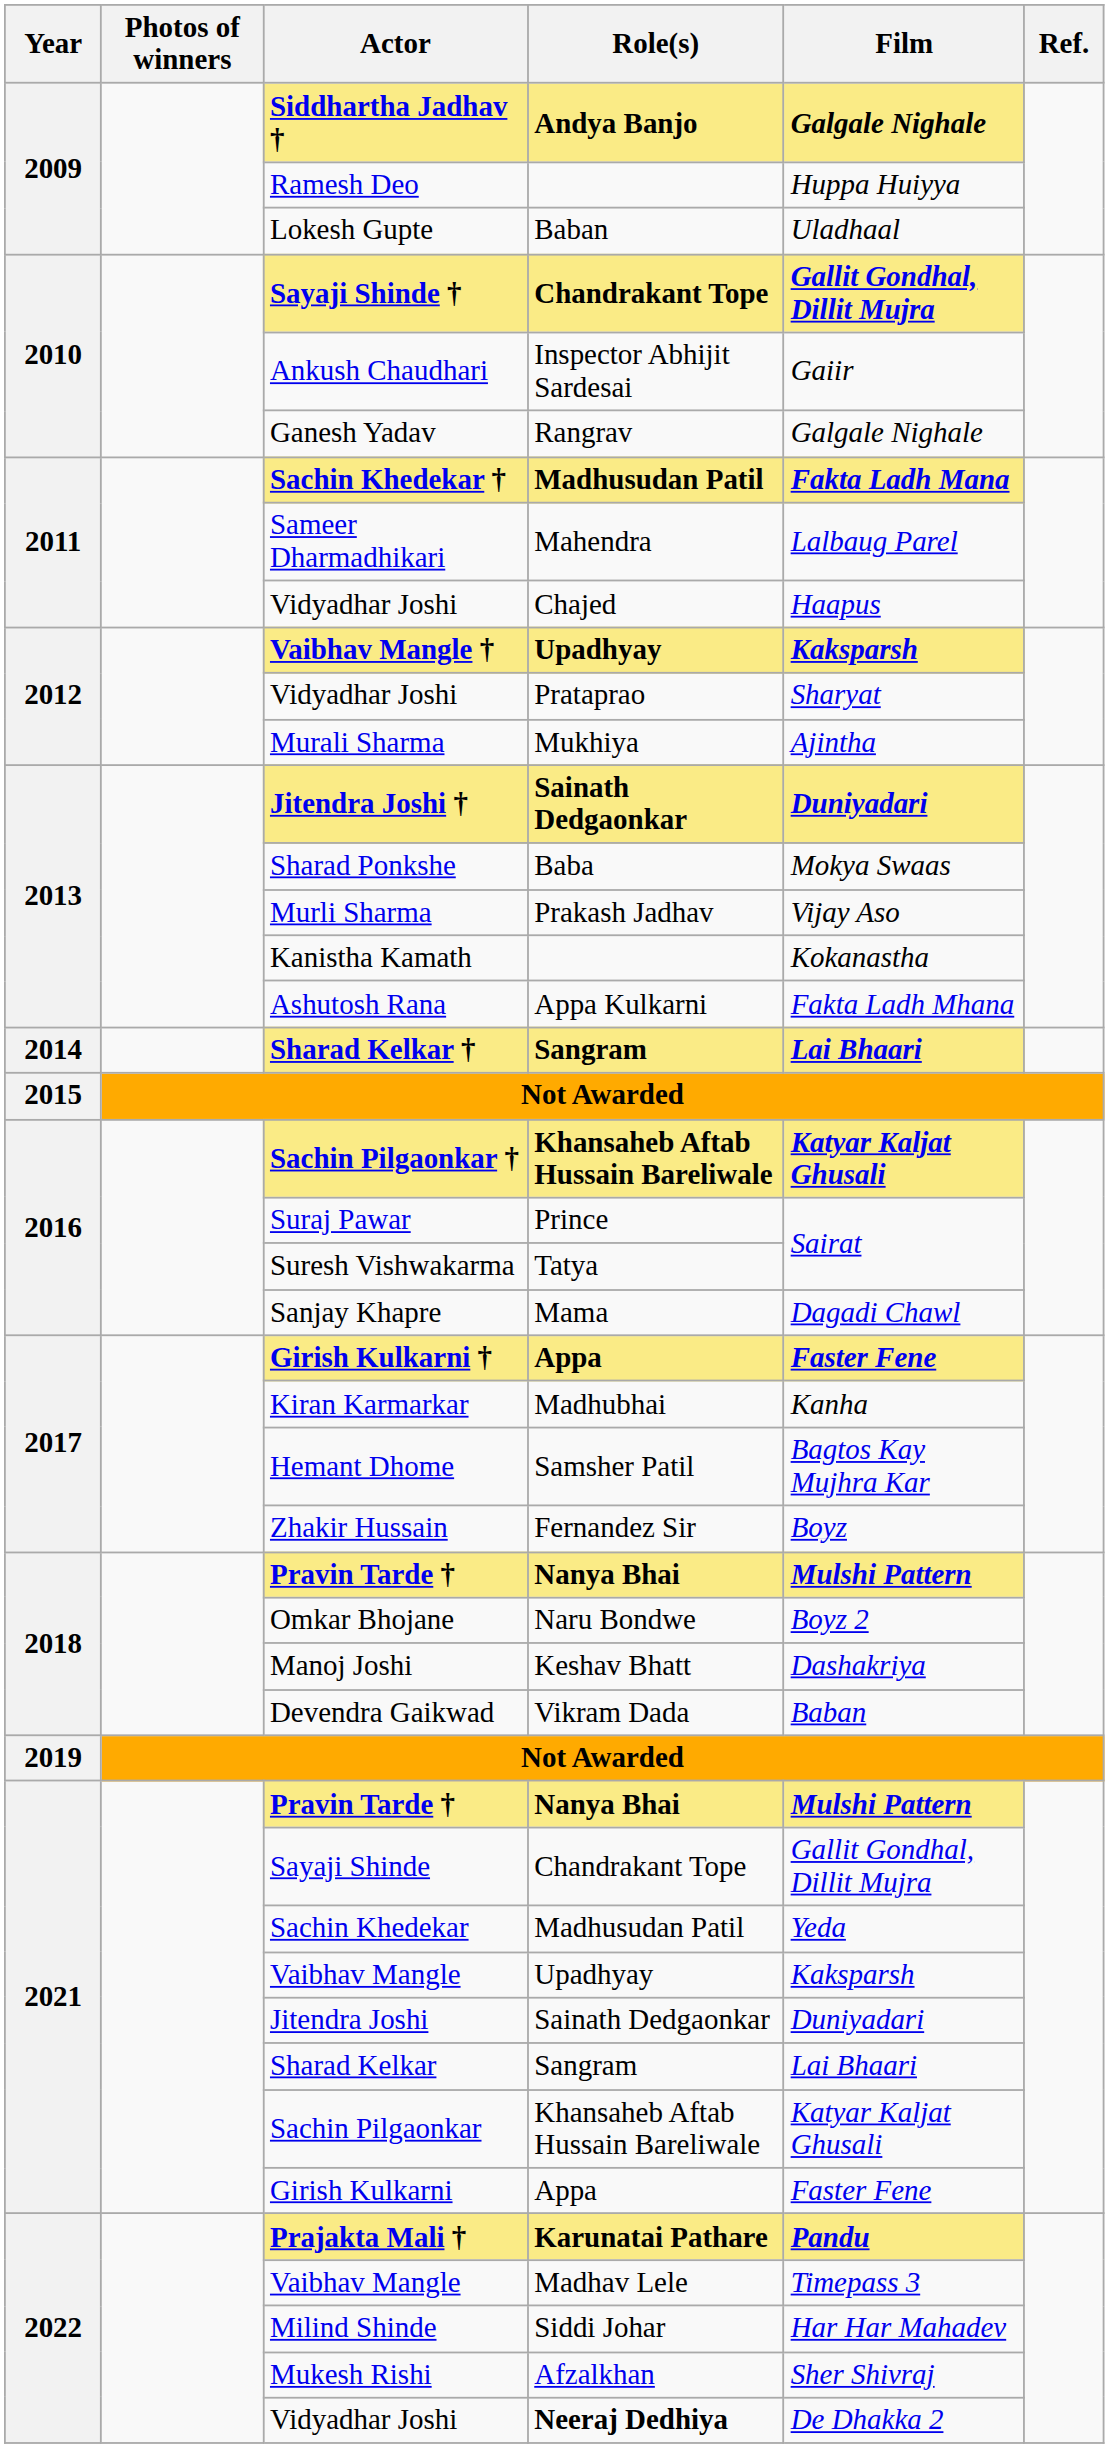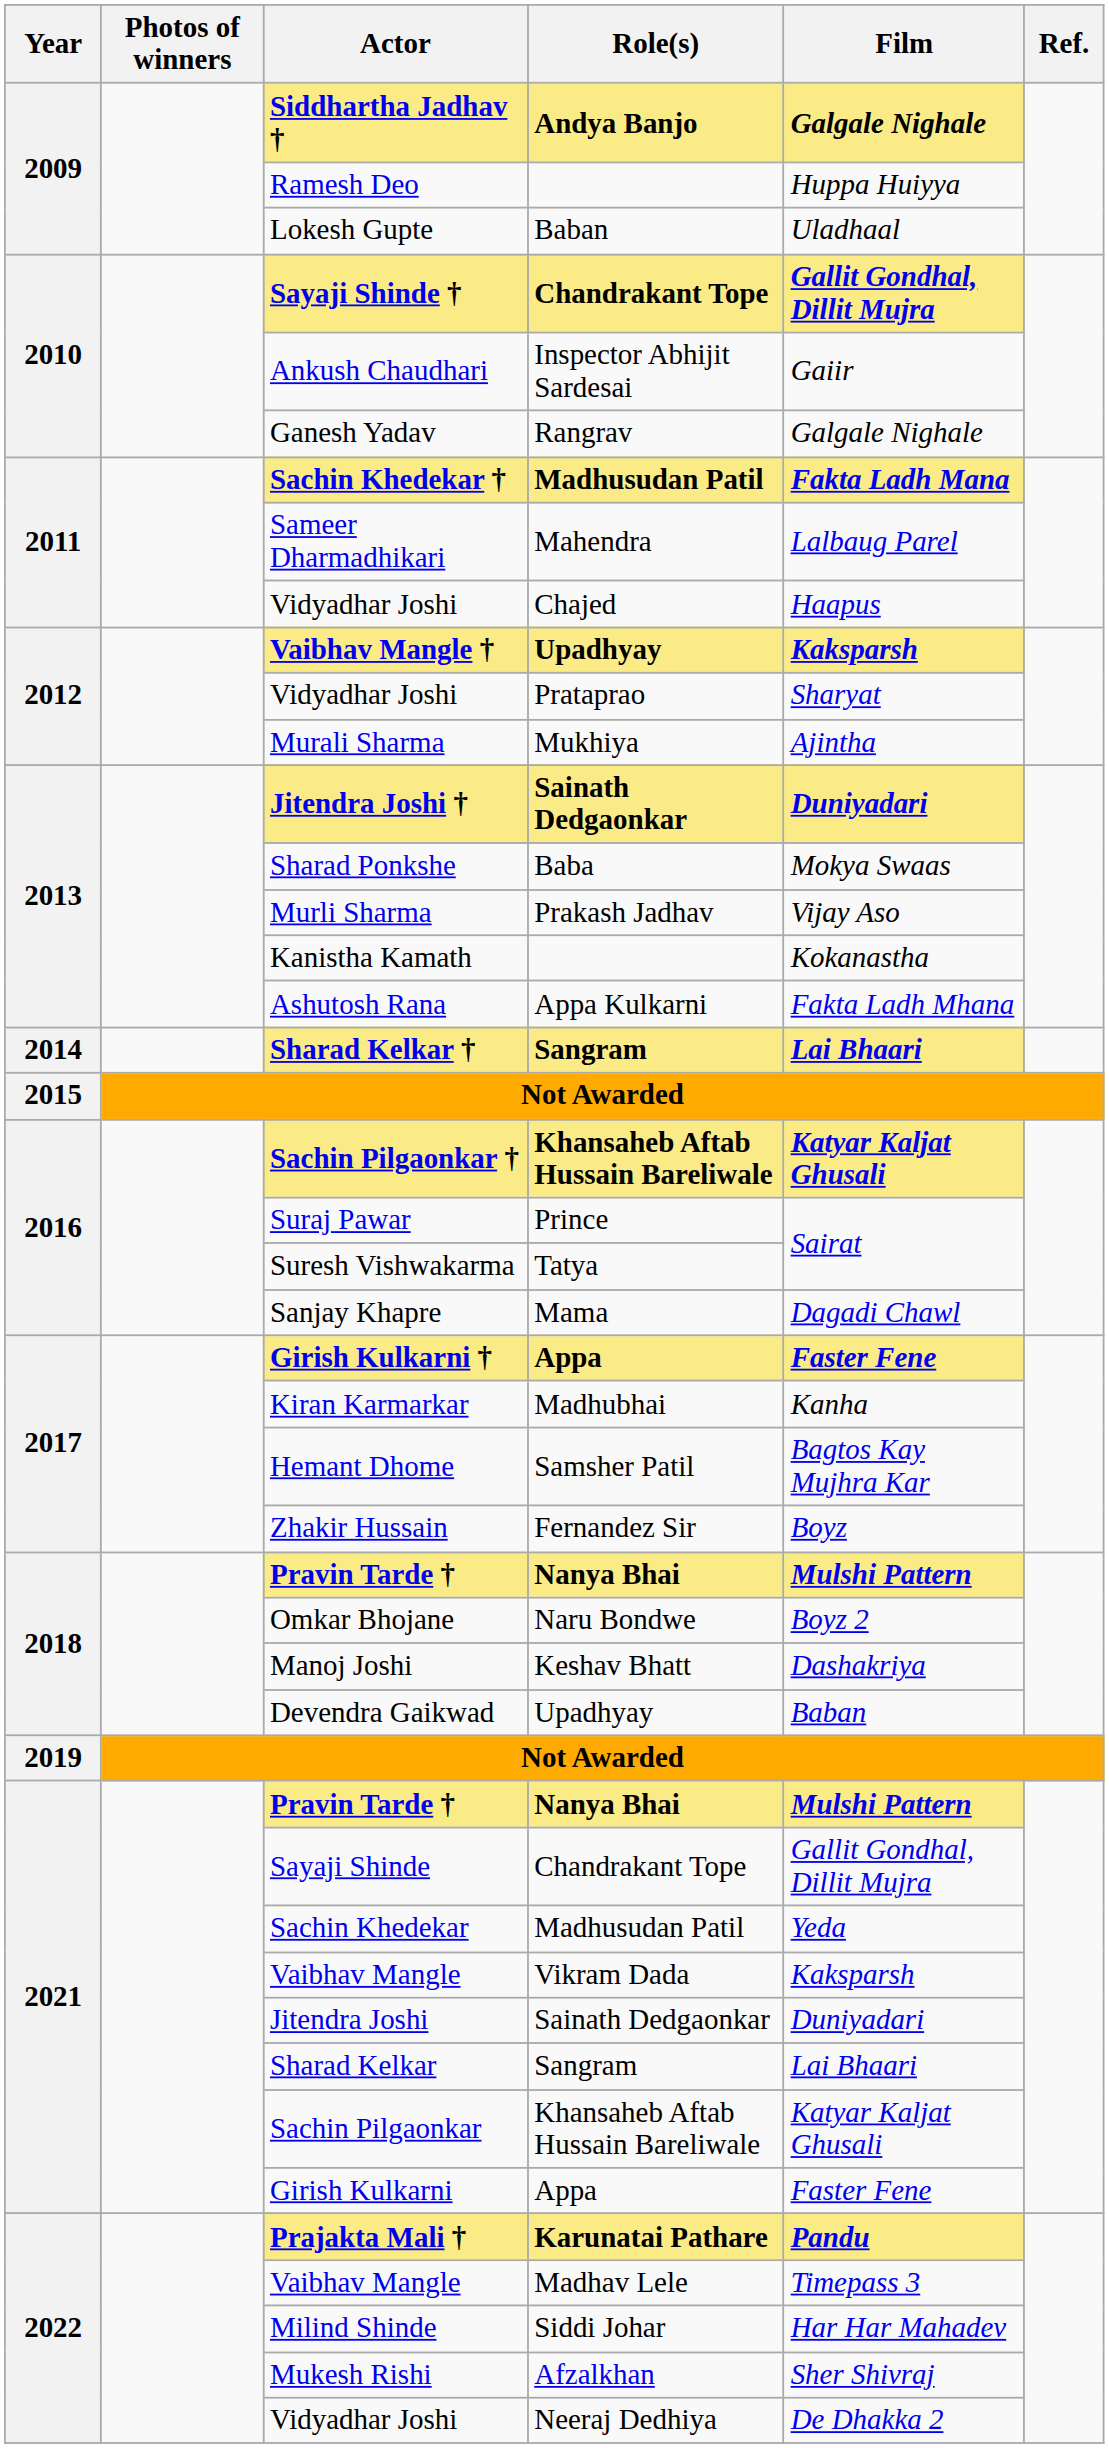(612, 1711) Vikram Dada -> (594, 1711) Upadhyay
(594, 1974) Upadhyay -> (612, 1974) Vikram Dada
(631, 2420) bold -> (626, 2420) normal
